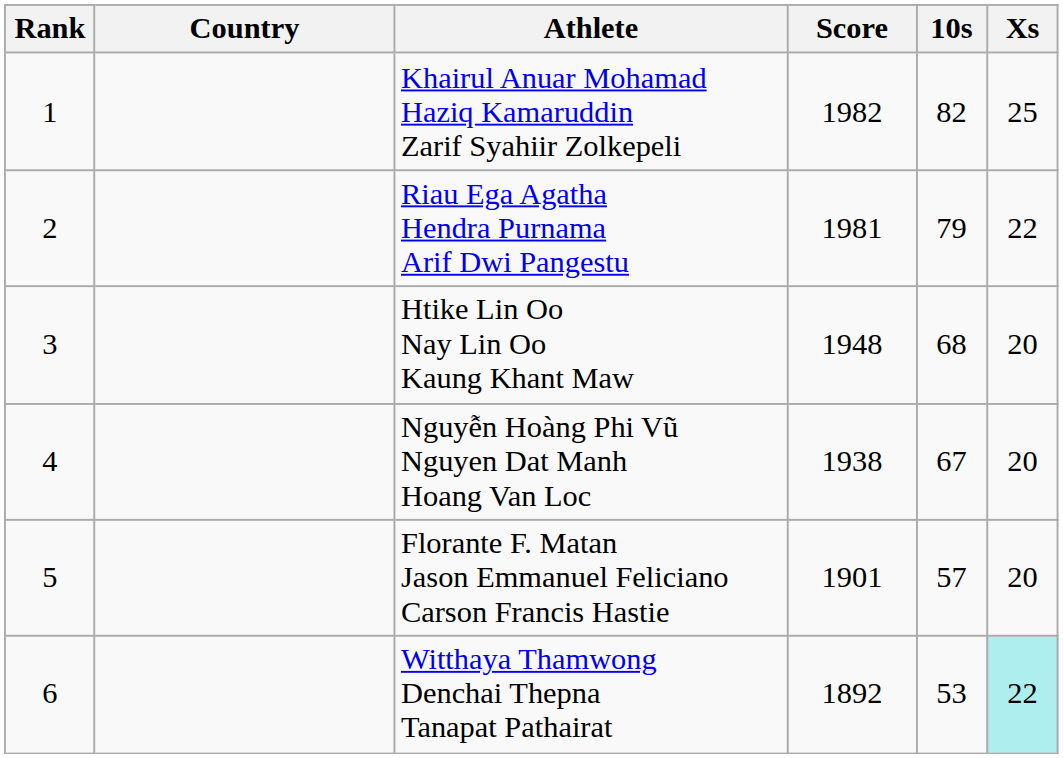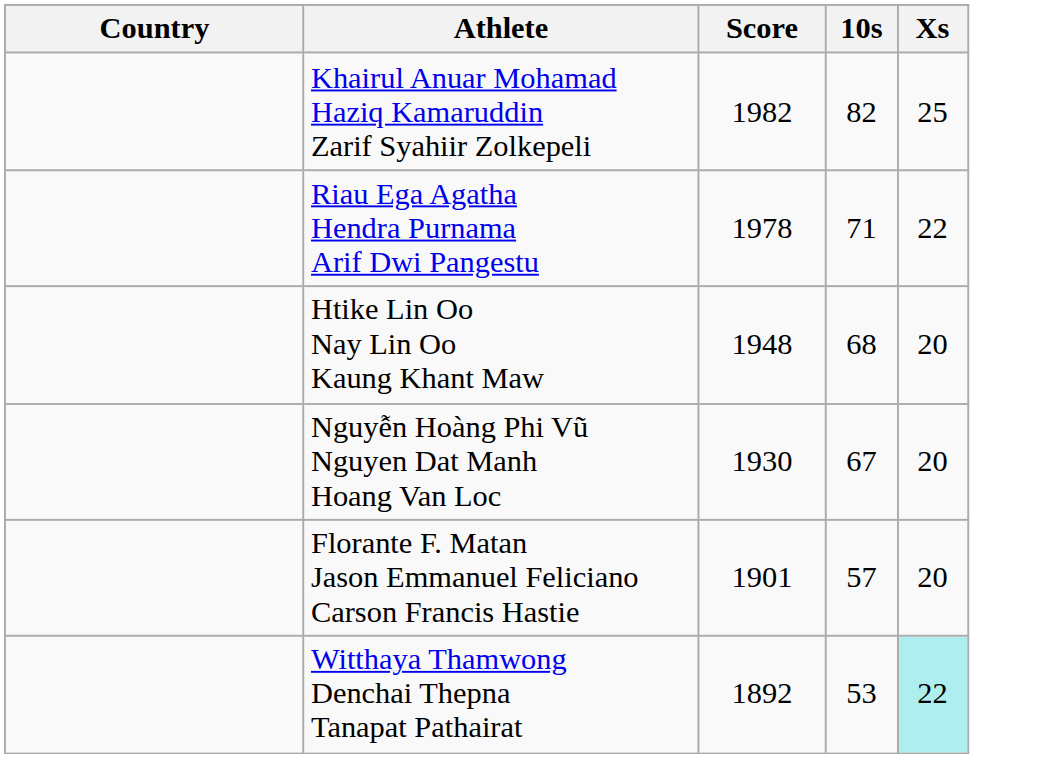- column: (50, 28)
(852, 227) 1981 -> (762, 227) 1978
(952, 227) 79 -> (861, 227) 71
(852, 460) 1938 -> (762, 460) 1930
